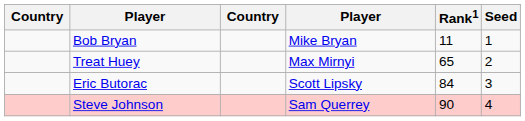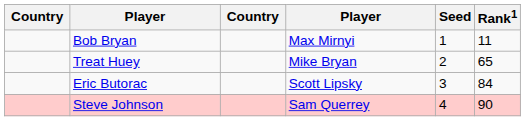columns swapped: (459, 17) <-> (501, 17)
(323, 40) Mike Bryan -> (322, 40) Max Mirnyi
(322, 62) Max Mirnyi -> (323, 62) Mike Bryan
